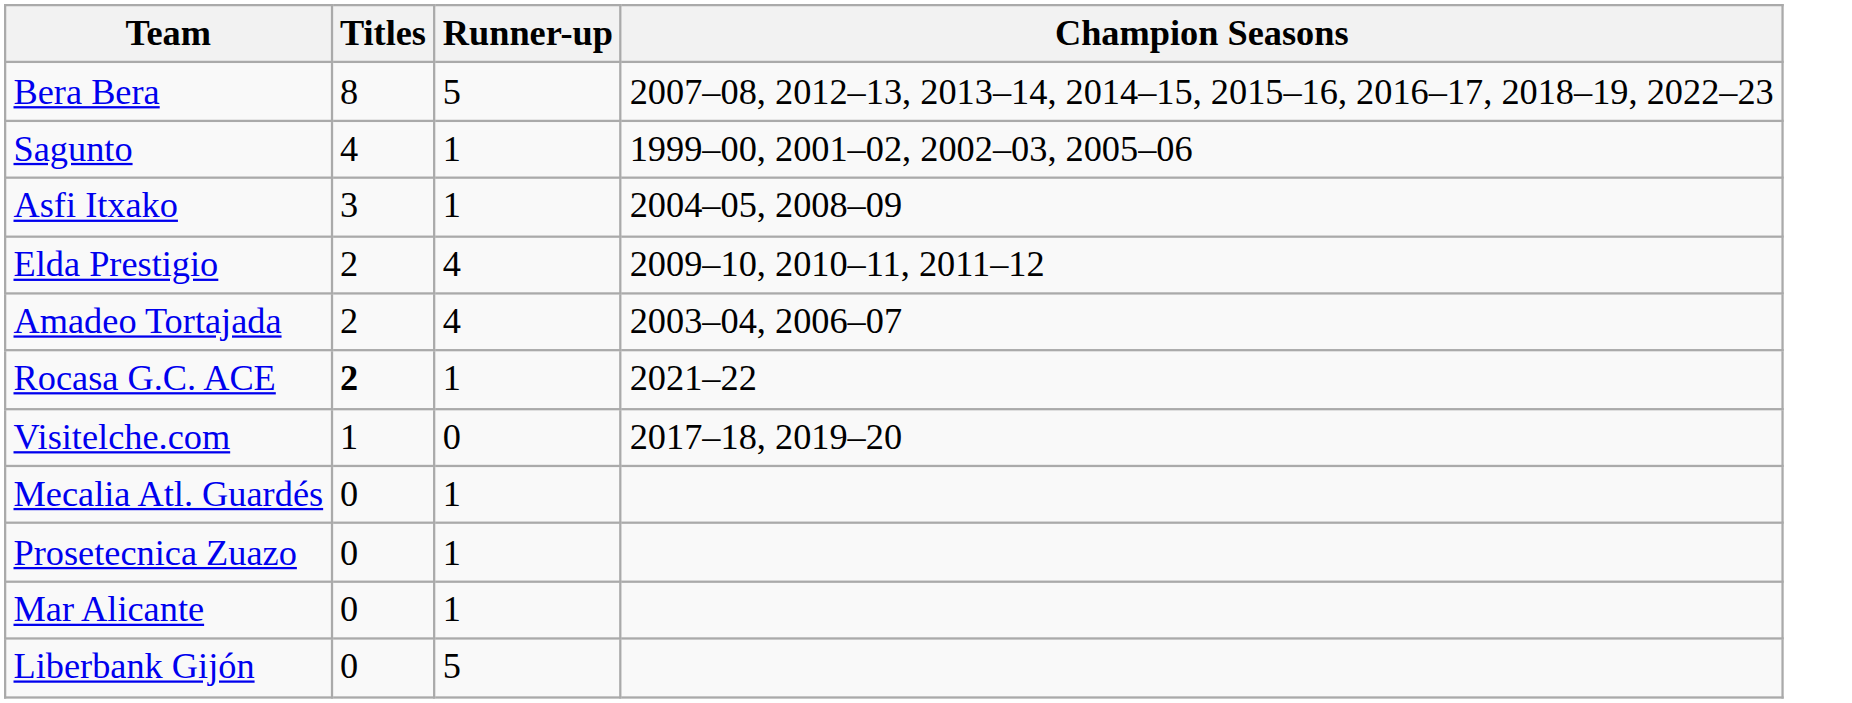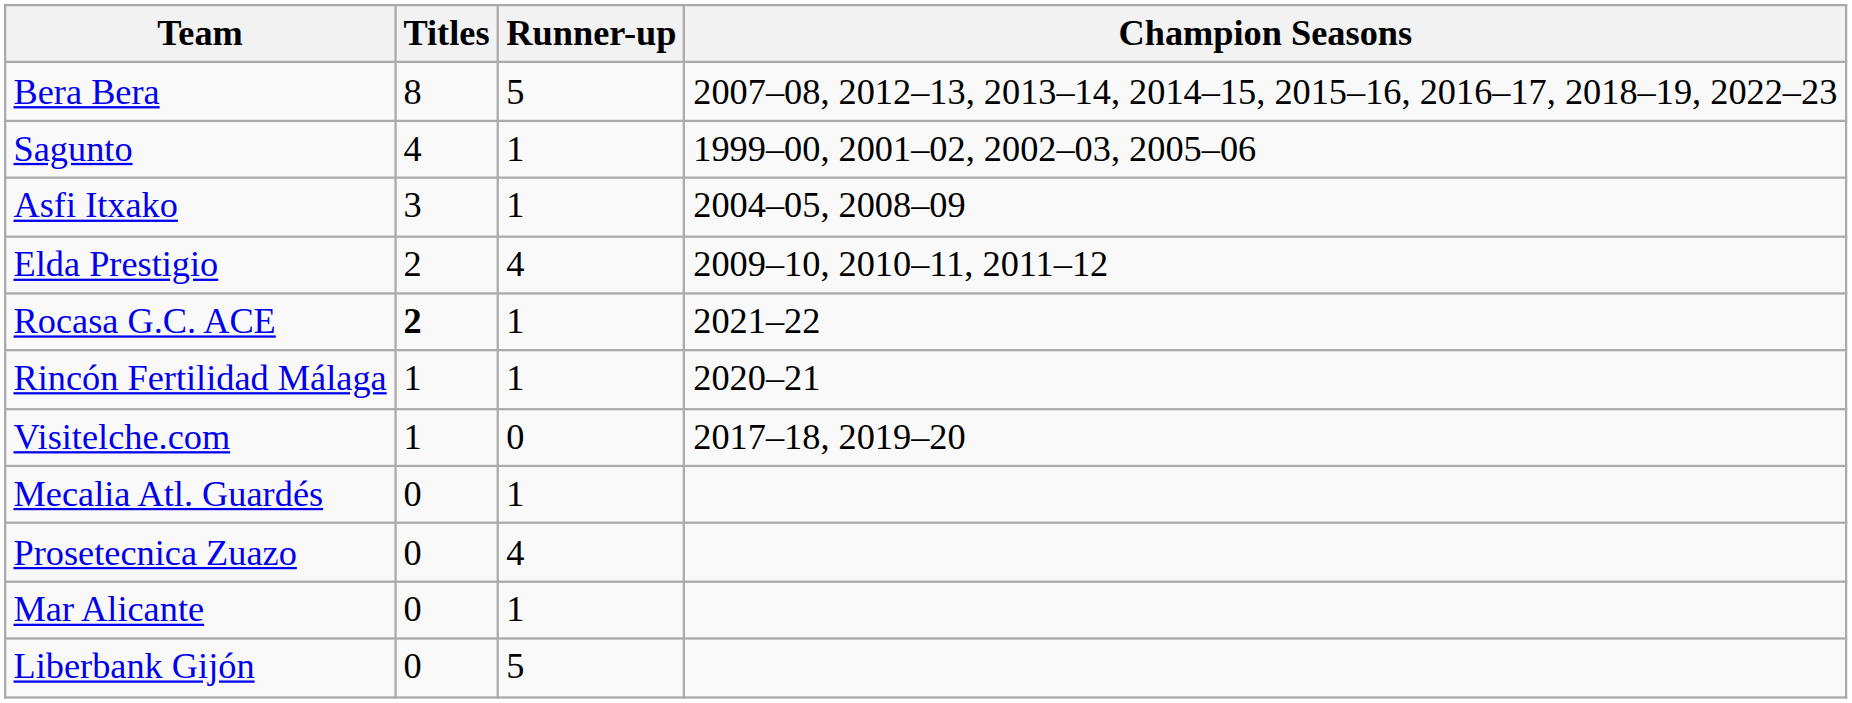- row: (148, 321)
+ row: (200, 378)
(452, 551) 1 -> (515, 551) 4
